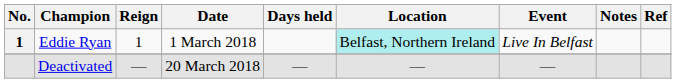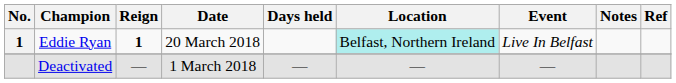(139, 41) normal -> (139, 41) bold
(213, 41) 1 March 2018 -> (213, 41) 20 March 2018
(213, 66) 20 March 2018 -> (213, 66) 1 March 2018
